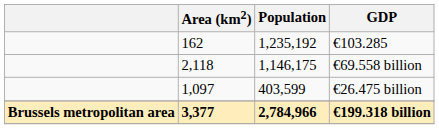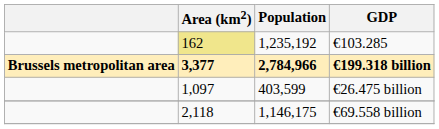(192, 43) no background -> (192, 43) khaki background
rows swapped: (377, 66) <-> (382, 112)
